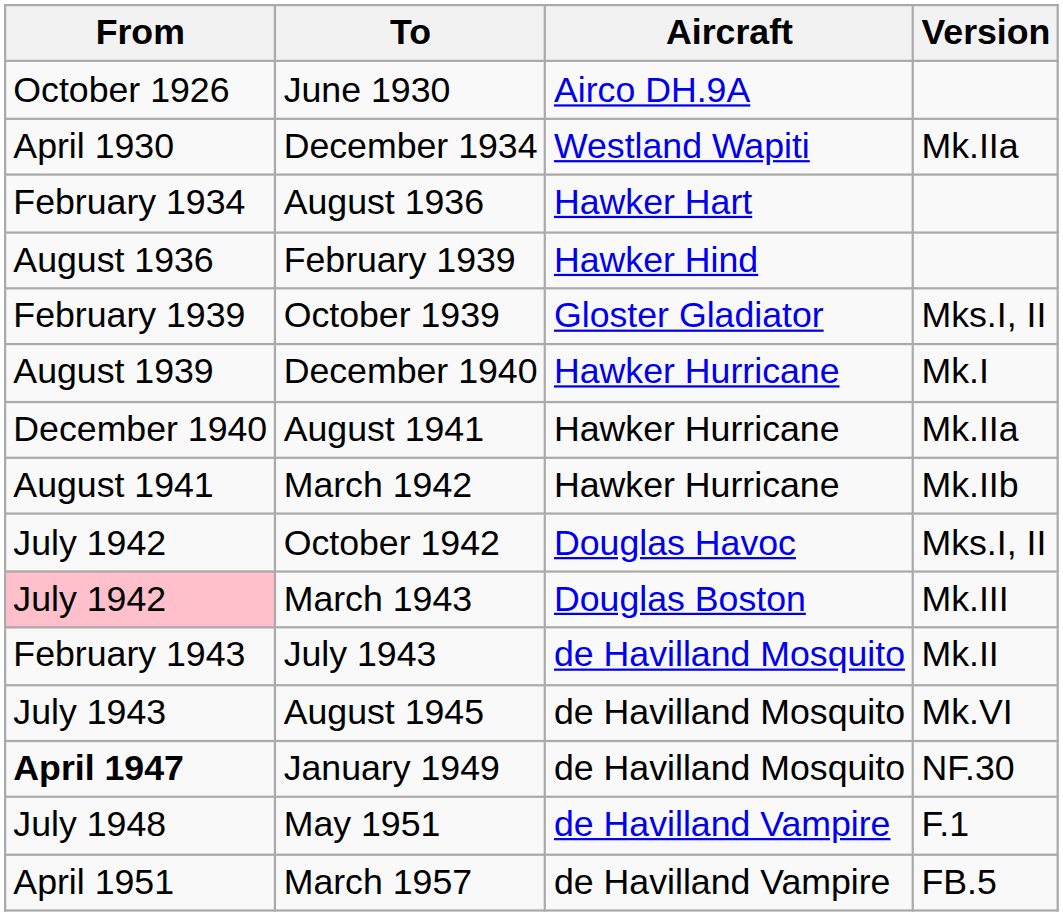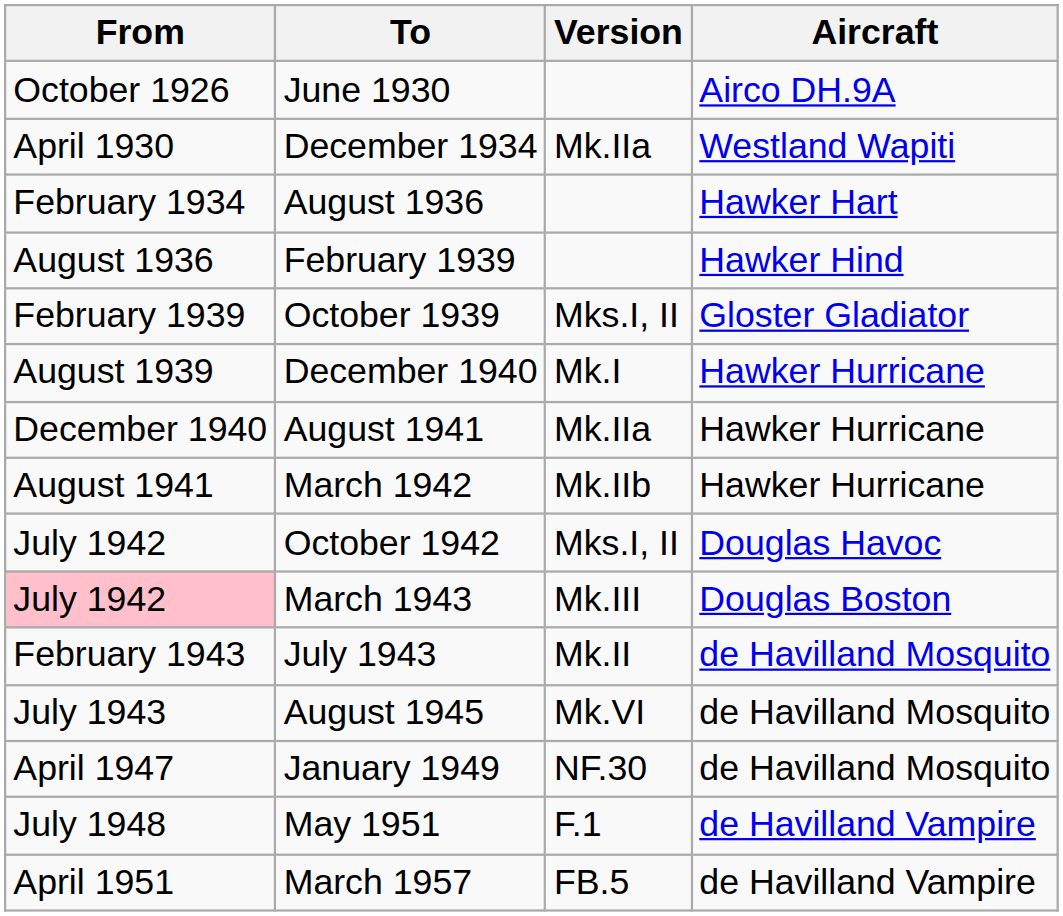columns swapped: (729, 32) <-> (986, 32)
(99, 768) bold -> (94, 768) normal
